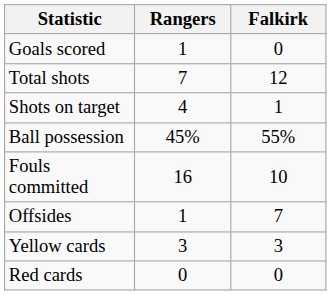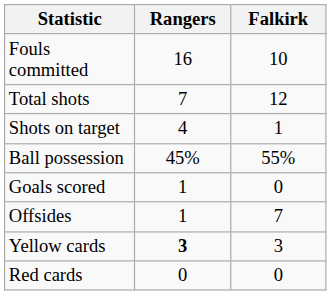rows swapped: (57, 48) <-> (49, 176)
(183, 246) normal -> (183, 246) bold
